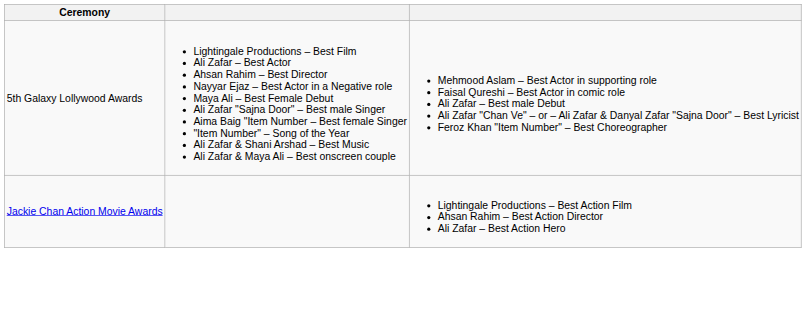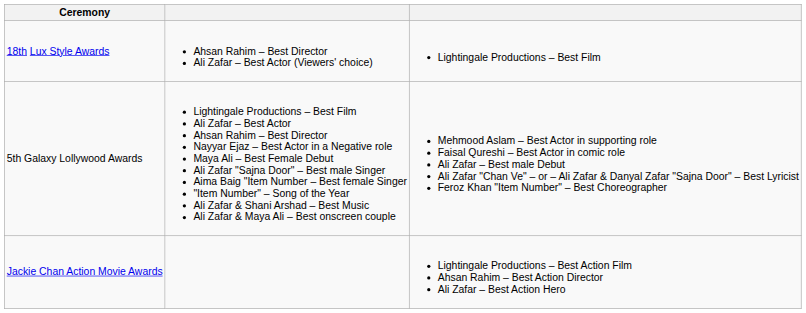+ row: (58, 51)
